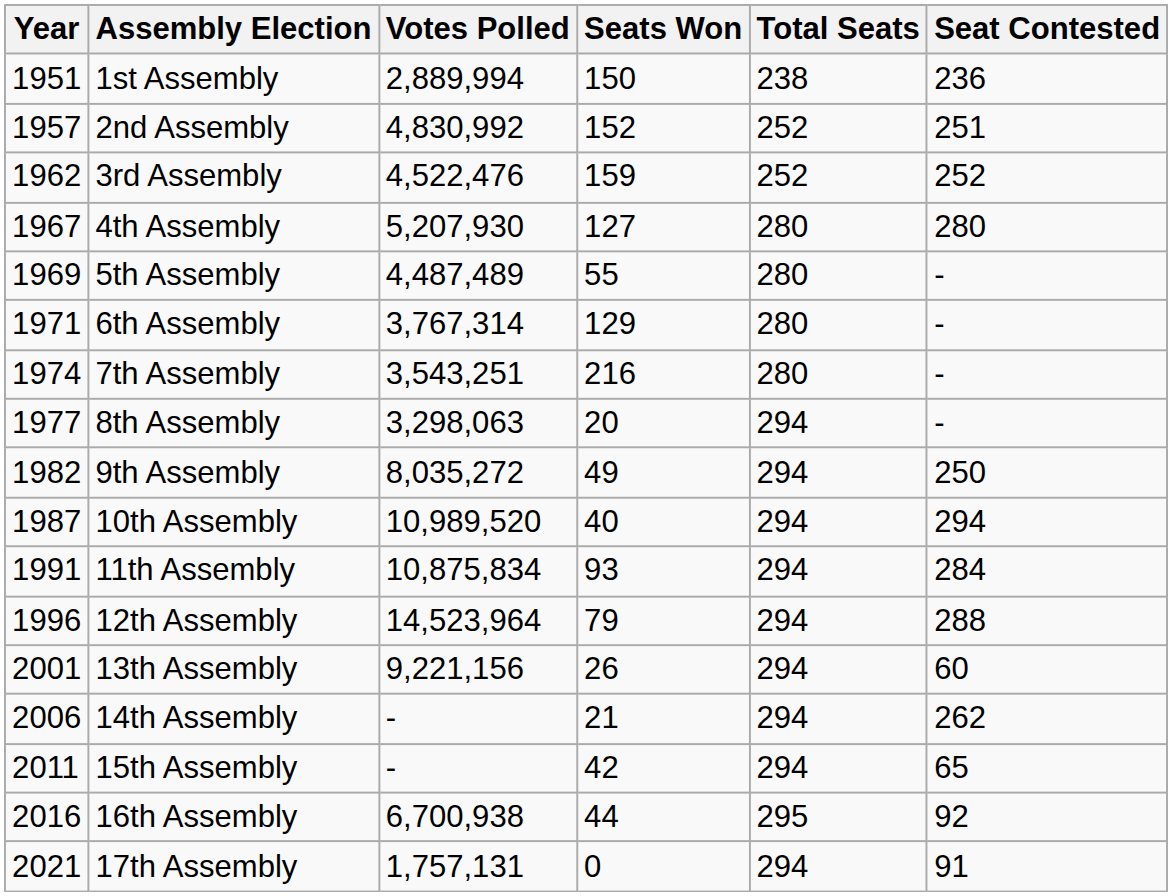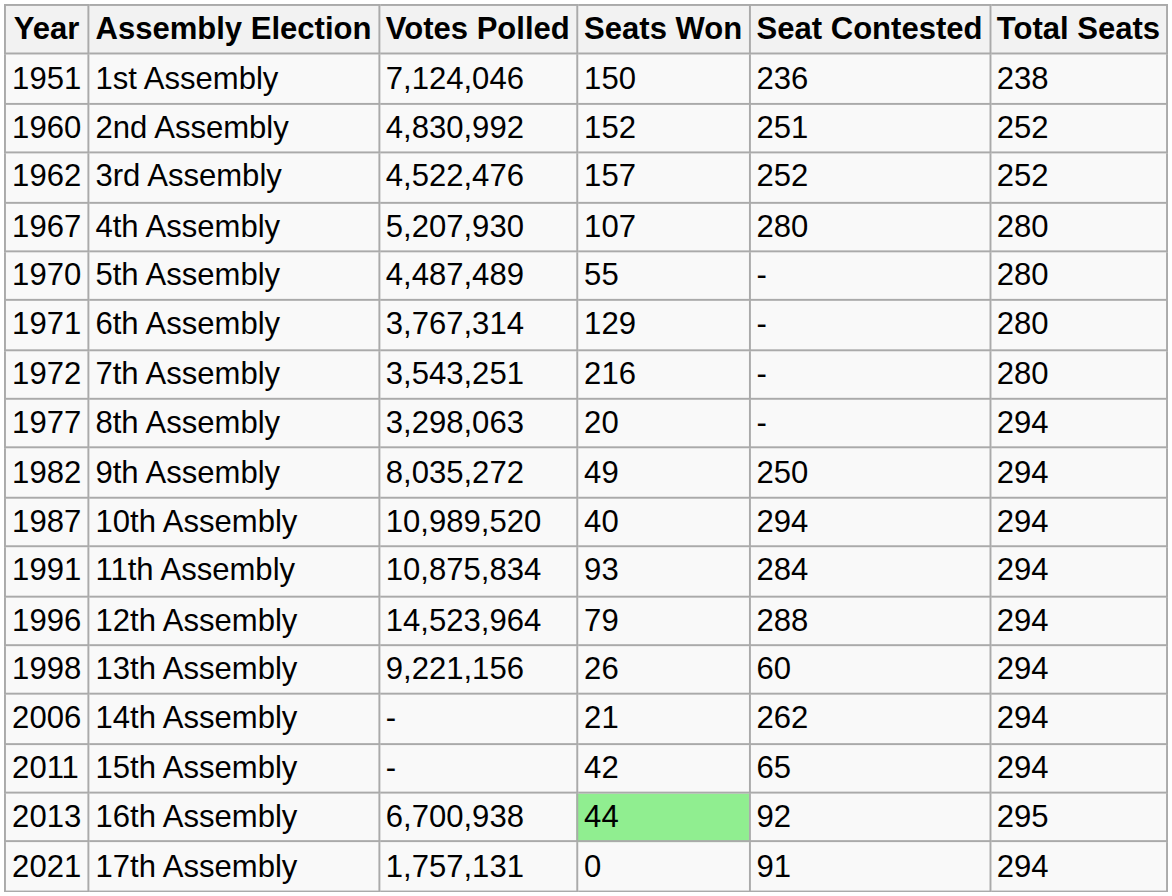columns swapped: (1047, 29) <-> (838, 29)
(455, 78) 2,889,994 -> (455, 78) 7,124,046
(47, 127) 1957 -> (47, 127) 1960
(610, 176) 159 -> (610, 176) 157
(610, 226) 127 -> (610, 226) 107
(47, 275) 1969 -> (47, 275) 1970
(47, 373) 1974 -> (47, 373) 1972
(47, 669) 2001 -> (47, 669) 1998
(47, 816) 2016 -> (47, 816) 2013
(601, 816) no background -> (601, 816) lightgreen background
